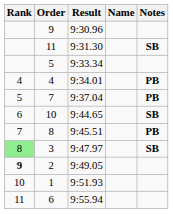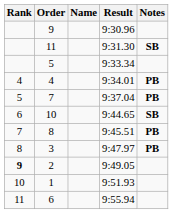columns swapped: (121, 13) <-> (87, 13)
(19, 149) lightgreen background -> (19, 149) no background
(152, 149) SB -> (152, 149) PB
